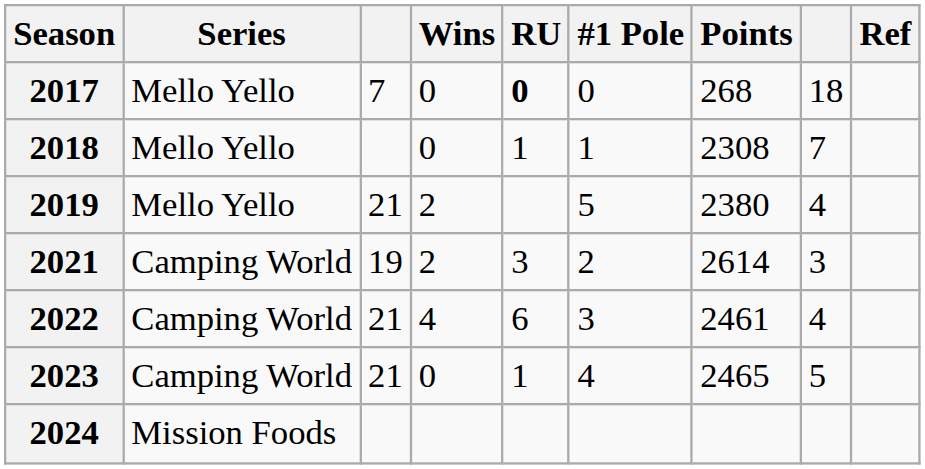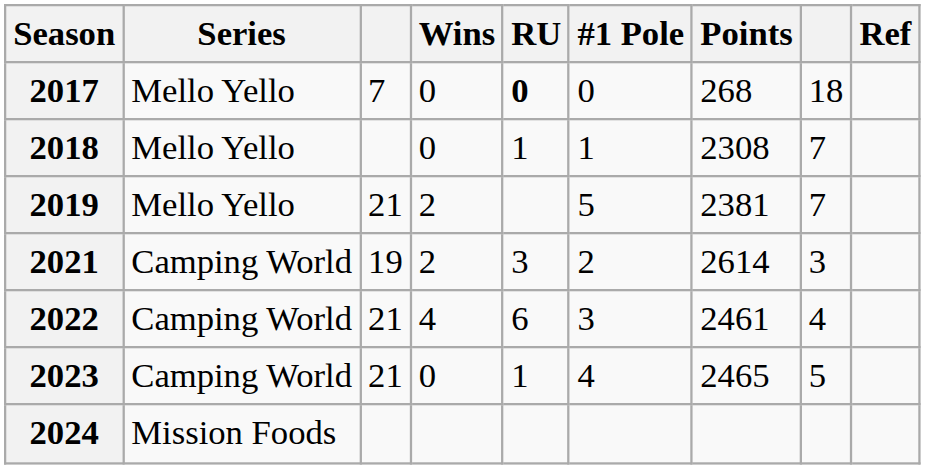(735, 204) 2380 -> (735, 204) 2381
(817, 204) 4 -> (817, 204) 7
